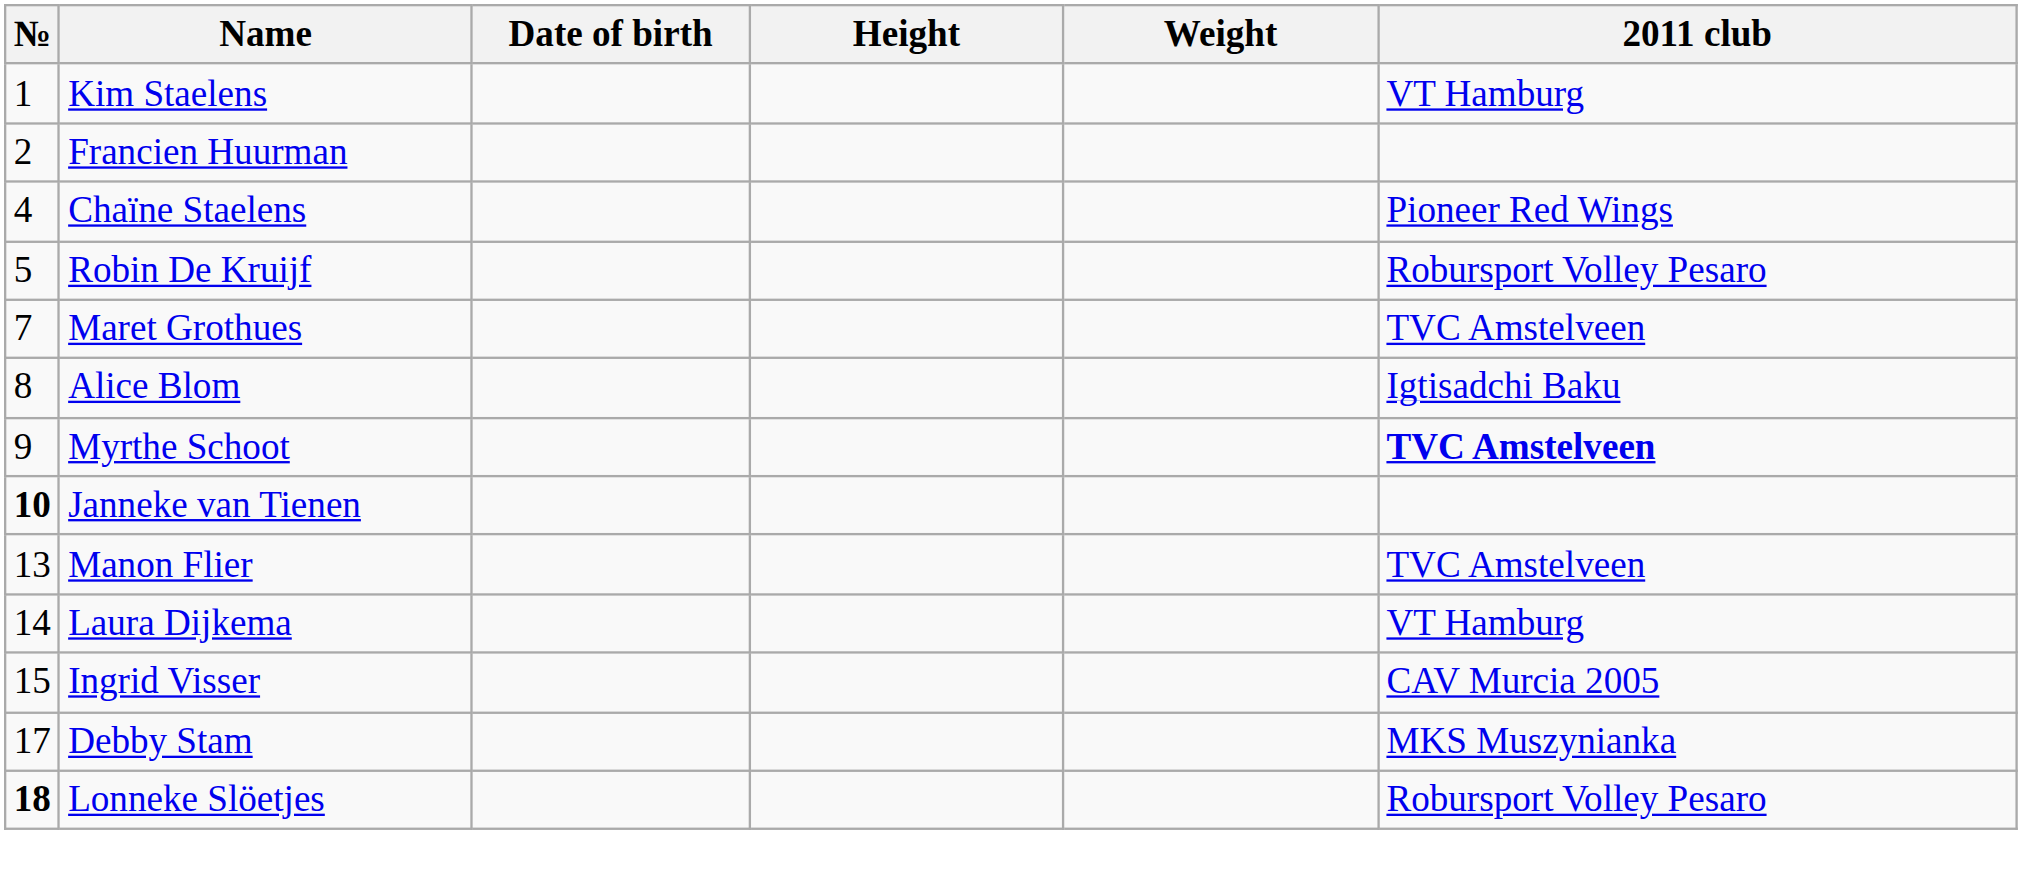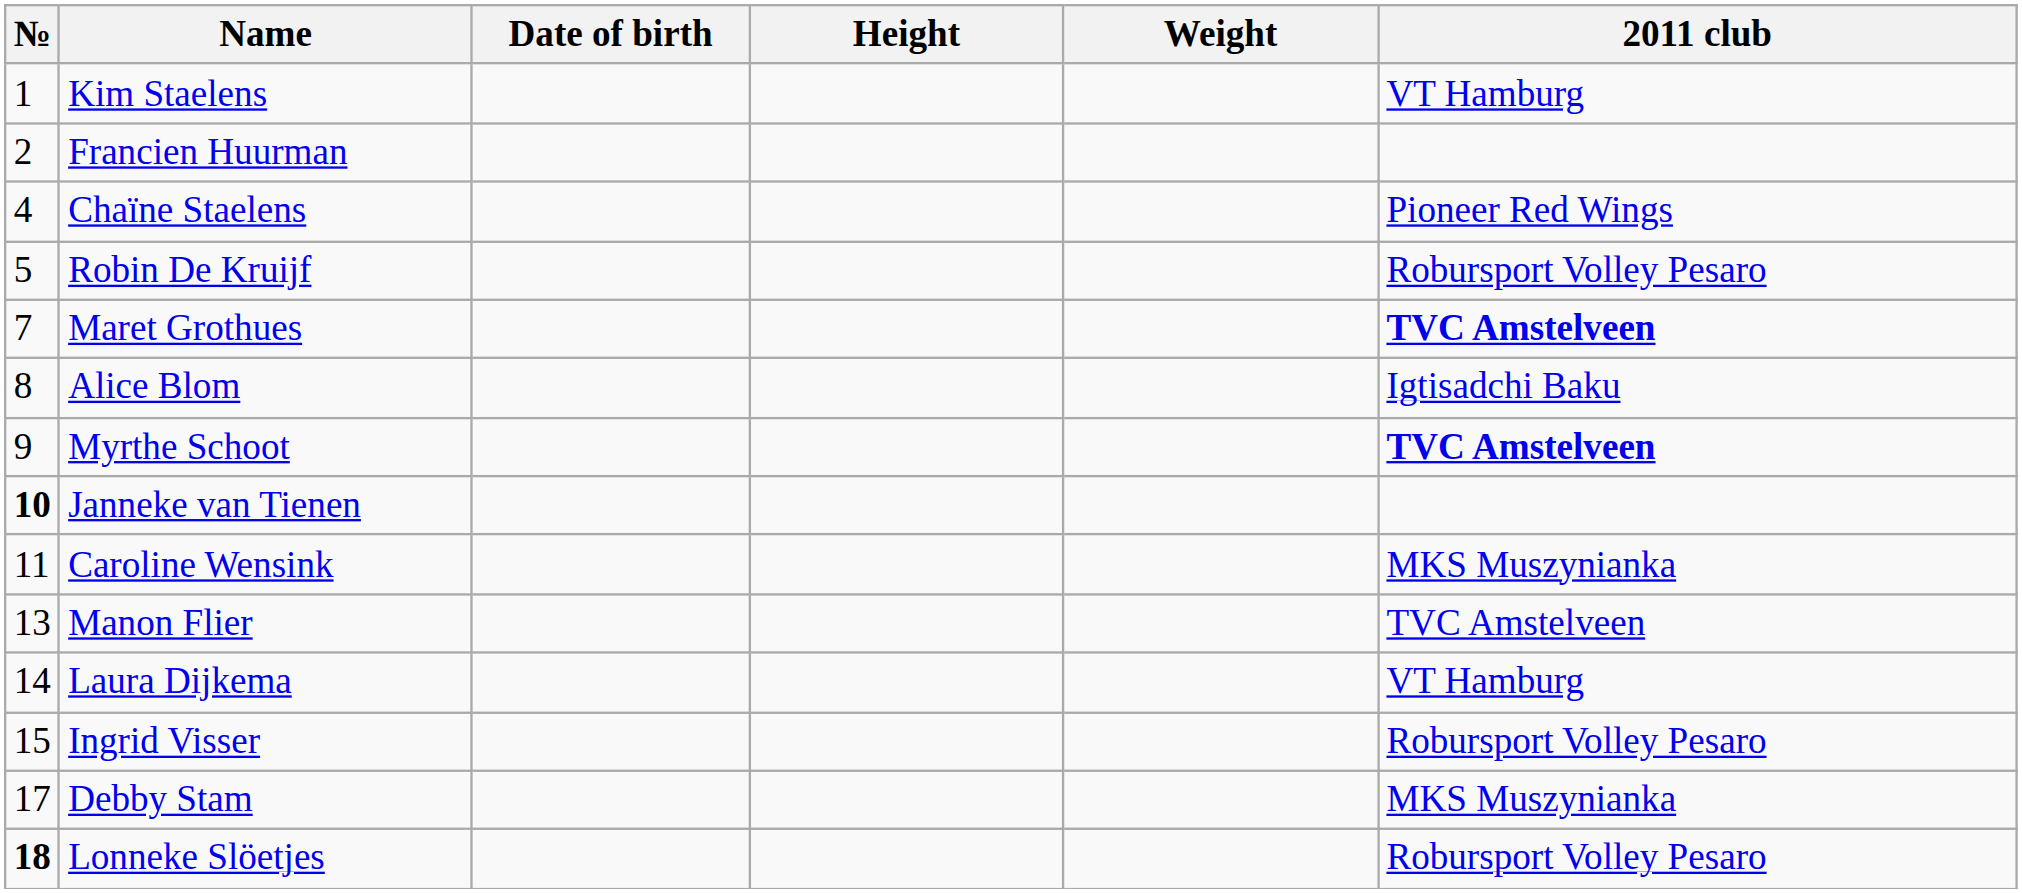(1516, 328) normal -> (1521, 328) bold
+ row: (201, 563)
(1523, 681) CAV Murcia 2005 -> (1577, 740) Robursport Volley Pesaro
